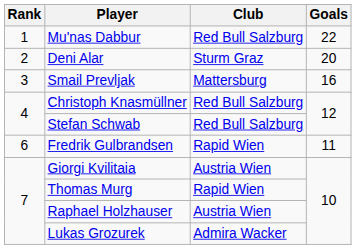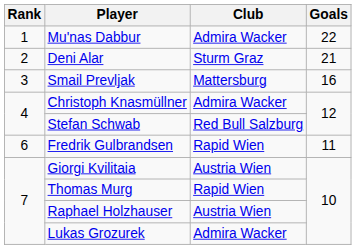(248, 37) Red Bull Salzburg -> (240, 37) Admira Wacker
(329, 59) 20 -> (329, 59) 21
(248, 102) Red Bull Salzburg -> (240, 102) Admira Wacker
